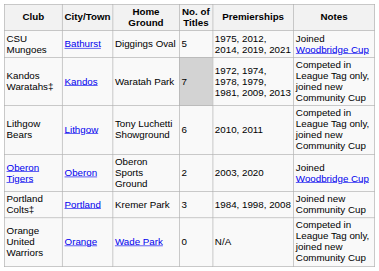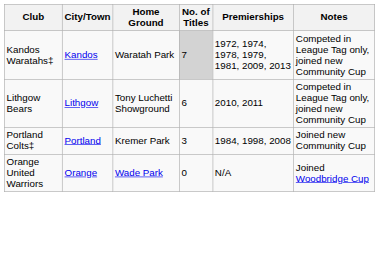- row: (27, 44)
- row: (23, 172)
(333, 242) Competed in League Tag only, joined new Community Cup -> (332, 172) Joined Woodbridge Cup
